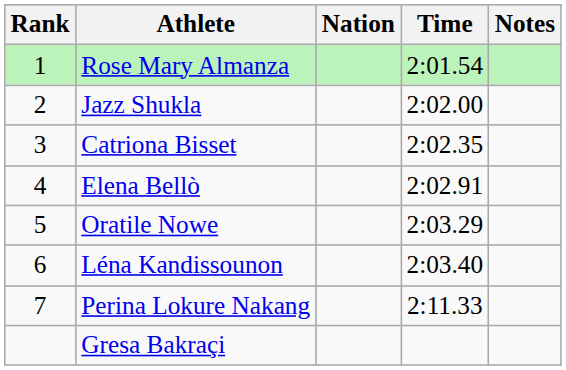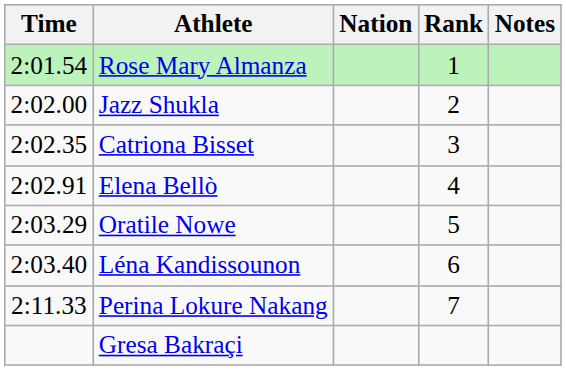columns swapped: (40, 24) <-> (445, 24)
